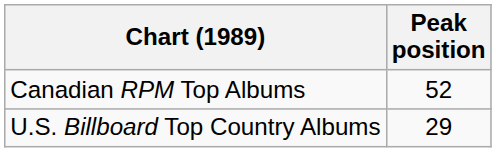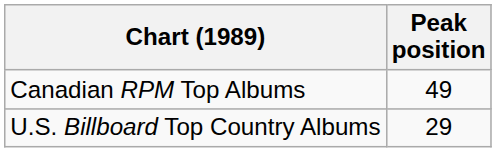(439, 89) 52 -> (439, 89) 49
